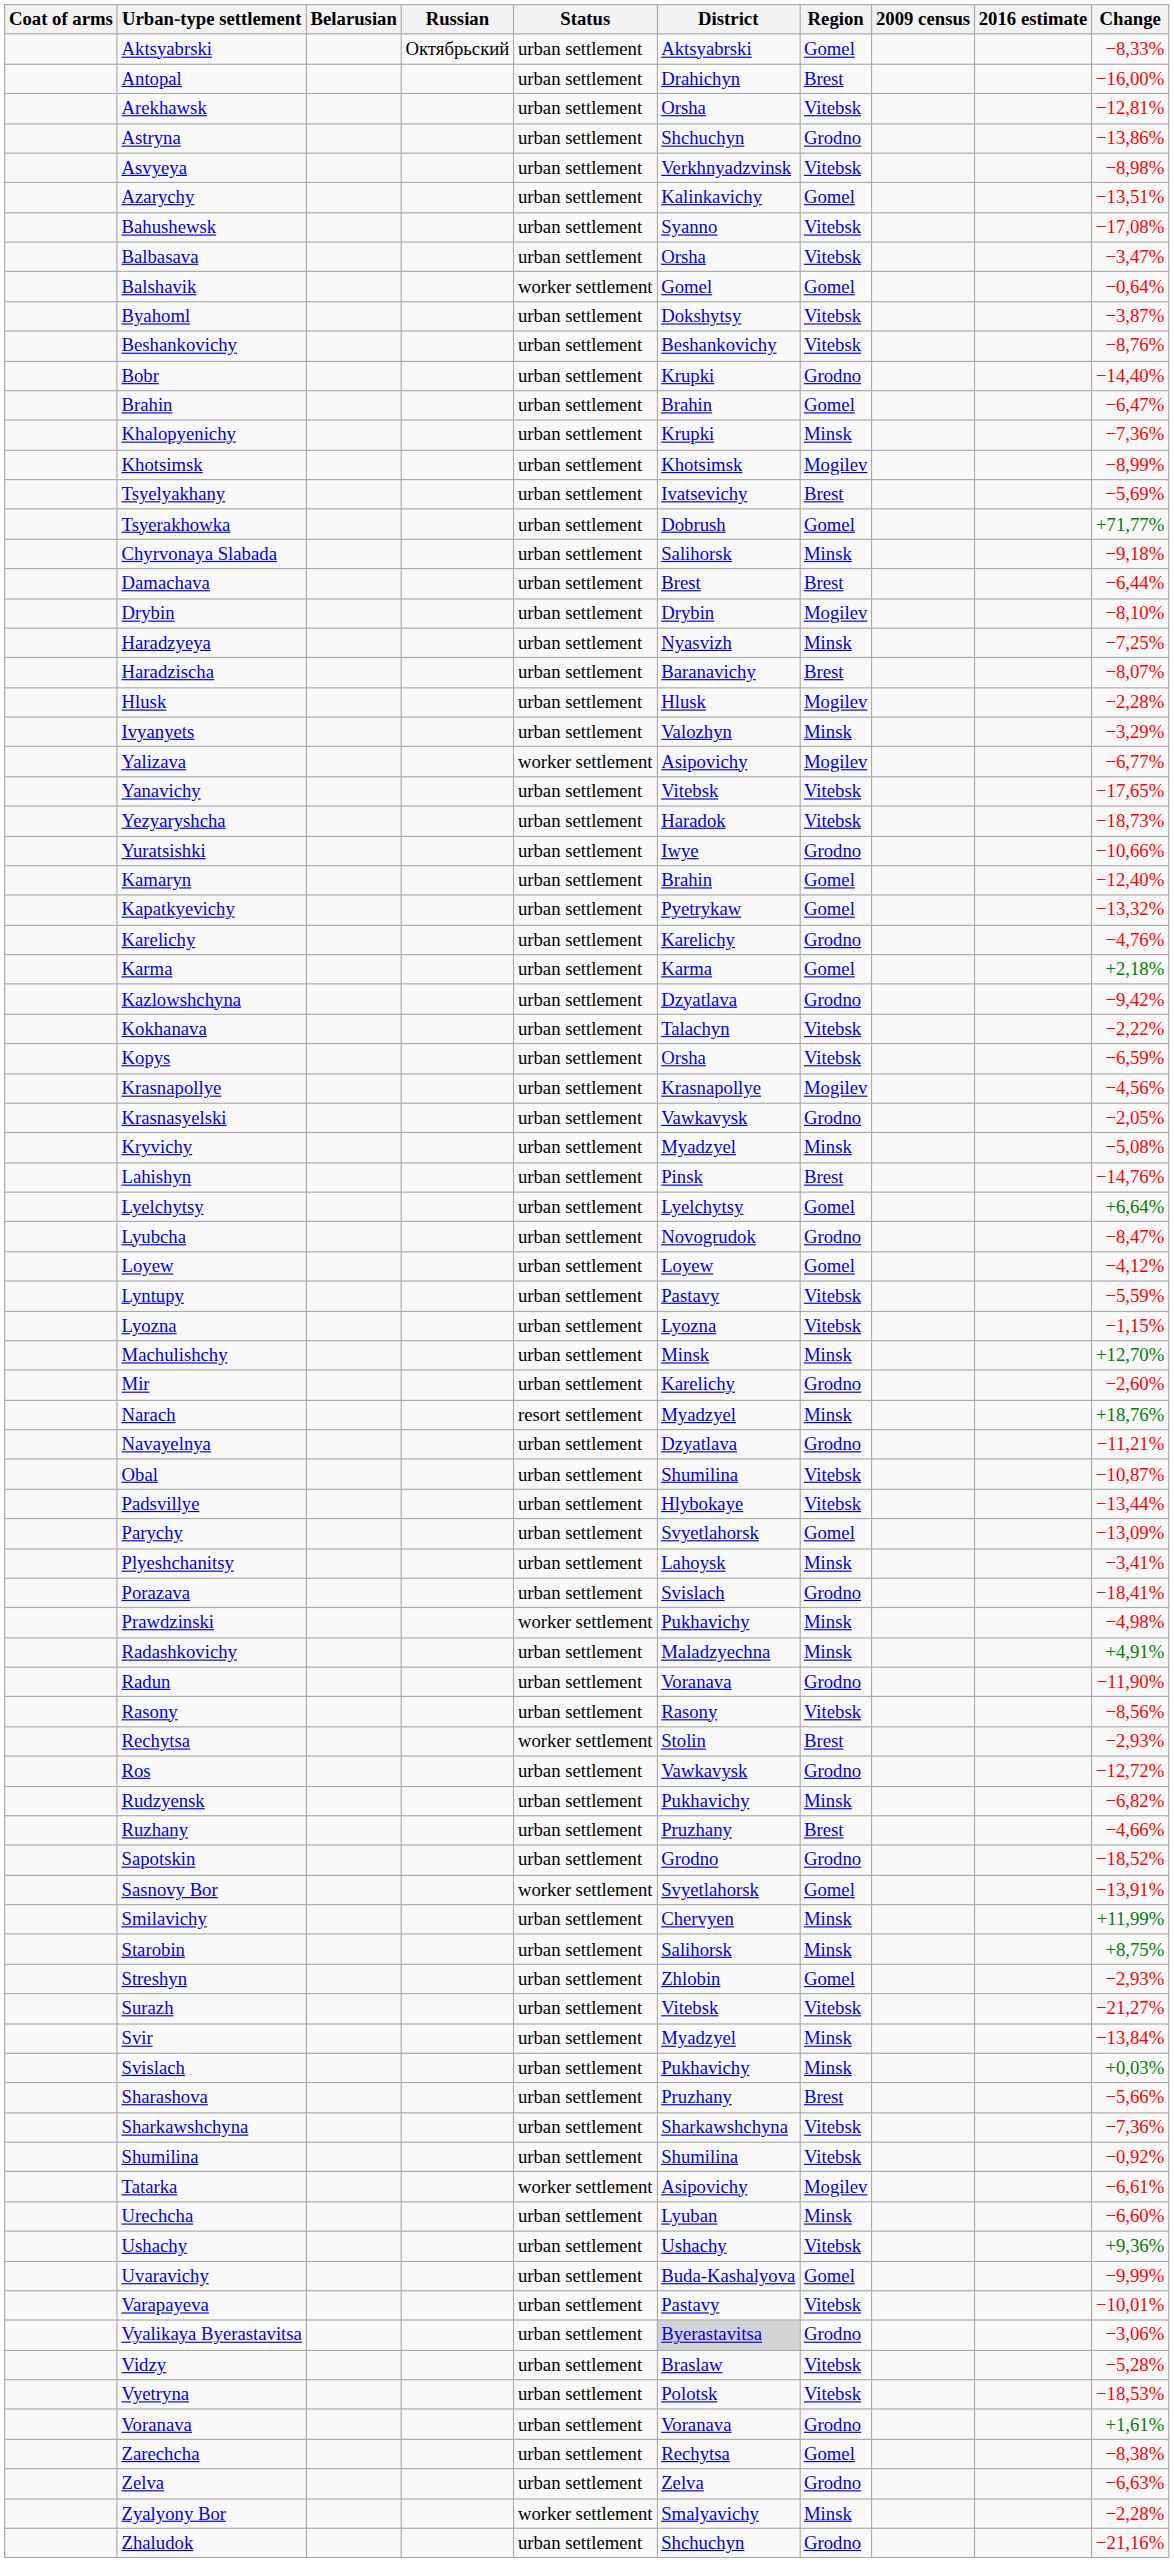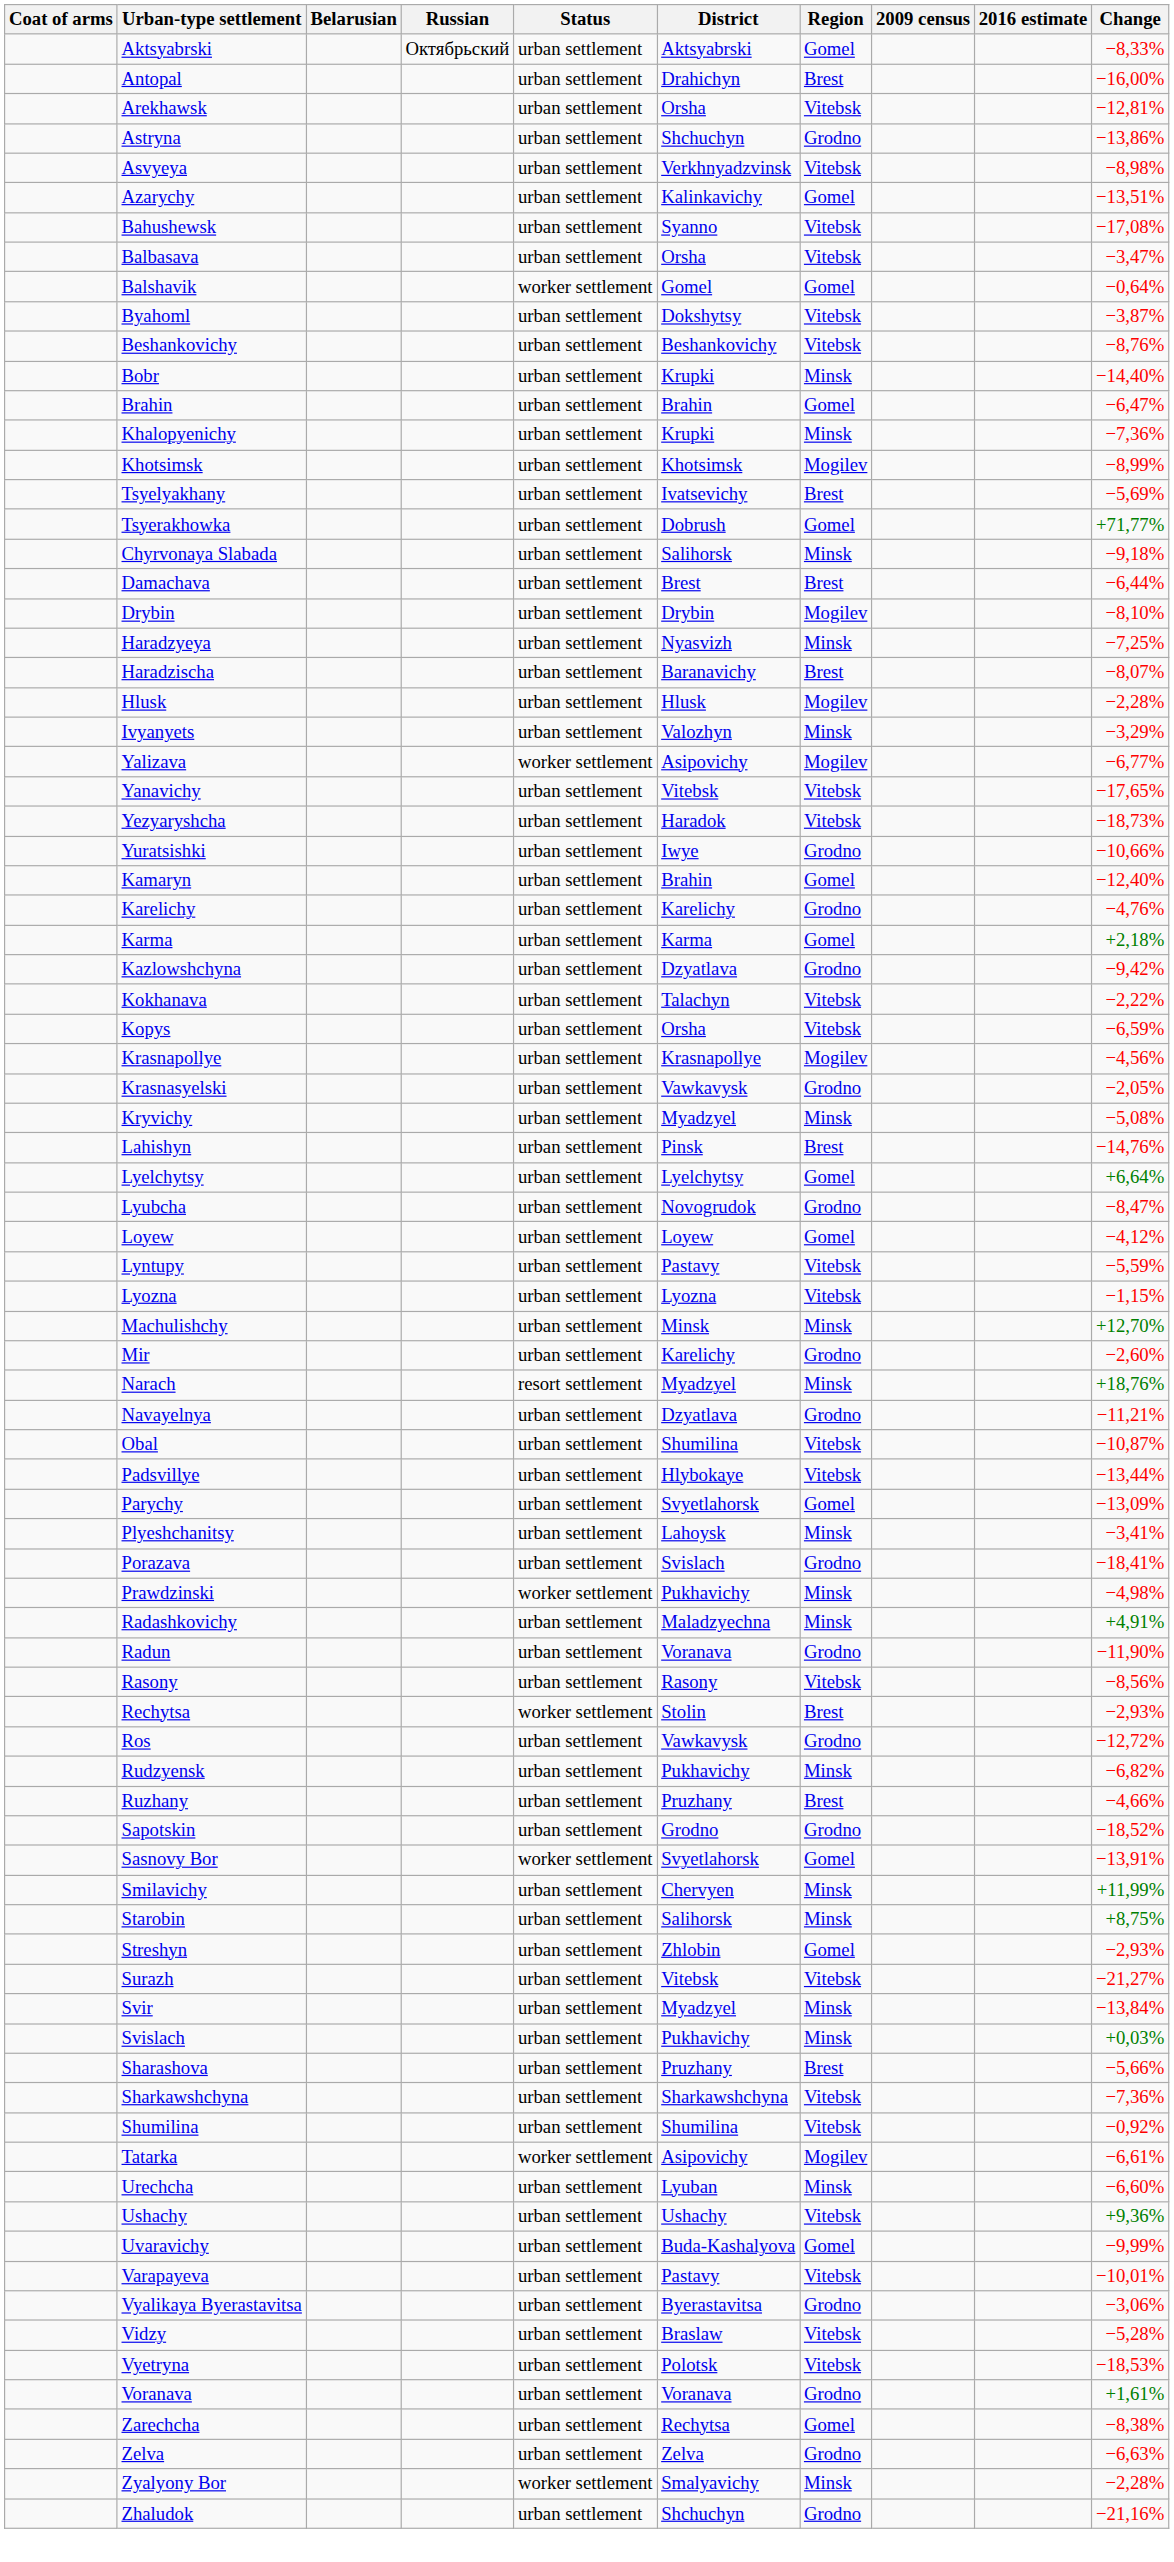(833, 375) Grodno -> (828, 375) Minsk
- row: (178, 910)
(712, 2335) lightgrey background -> (712, 2305) no background
